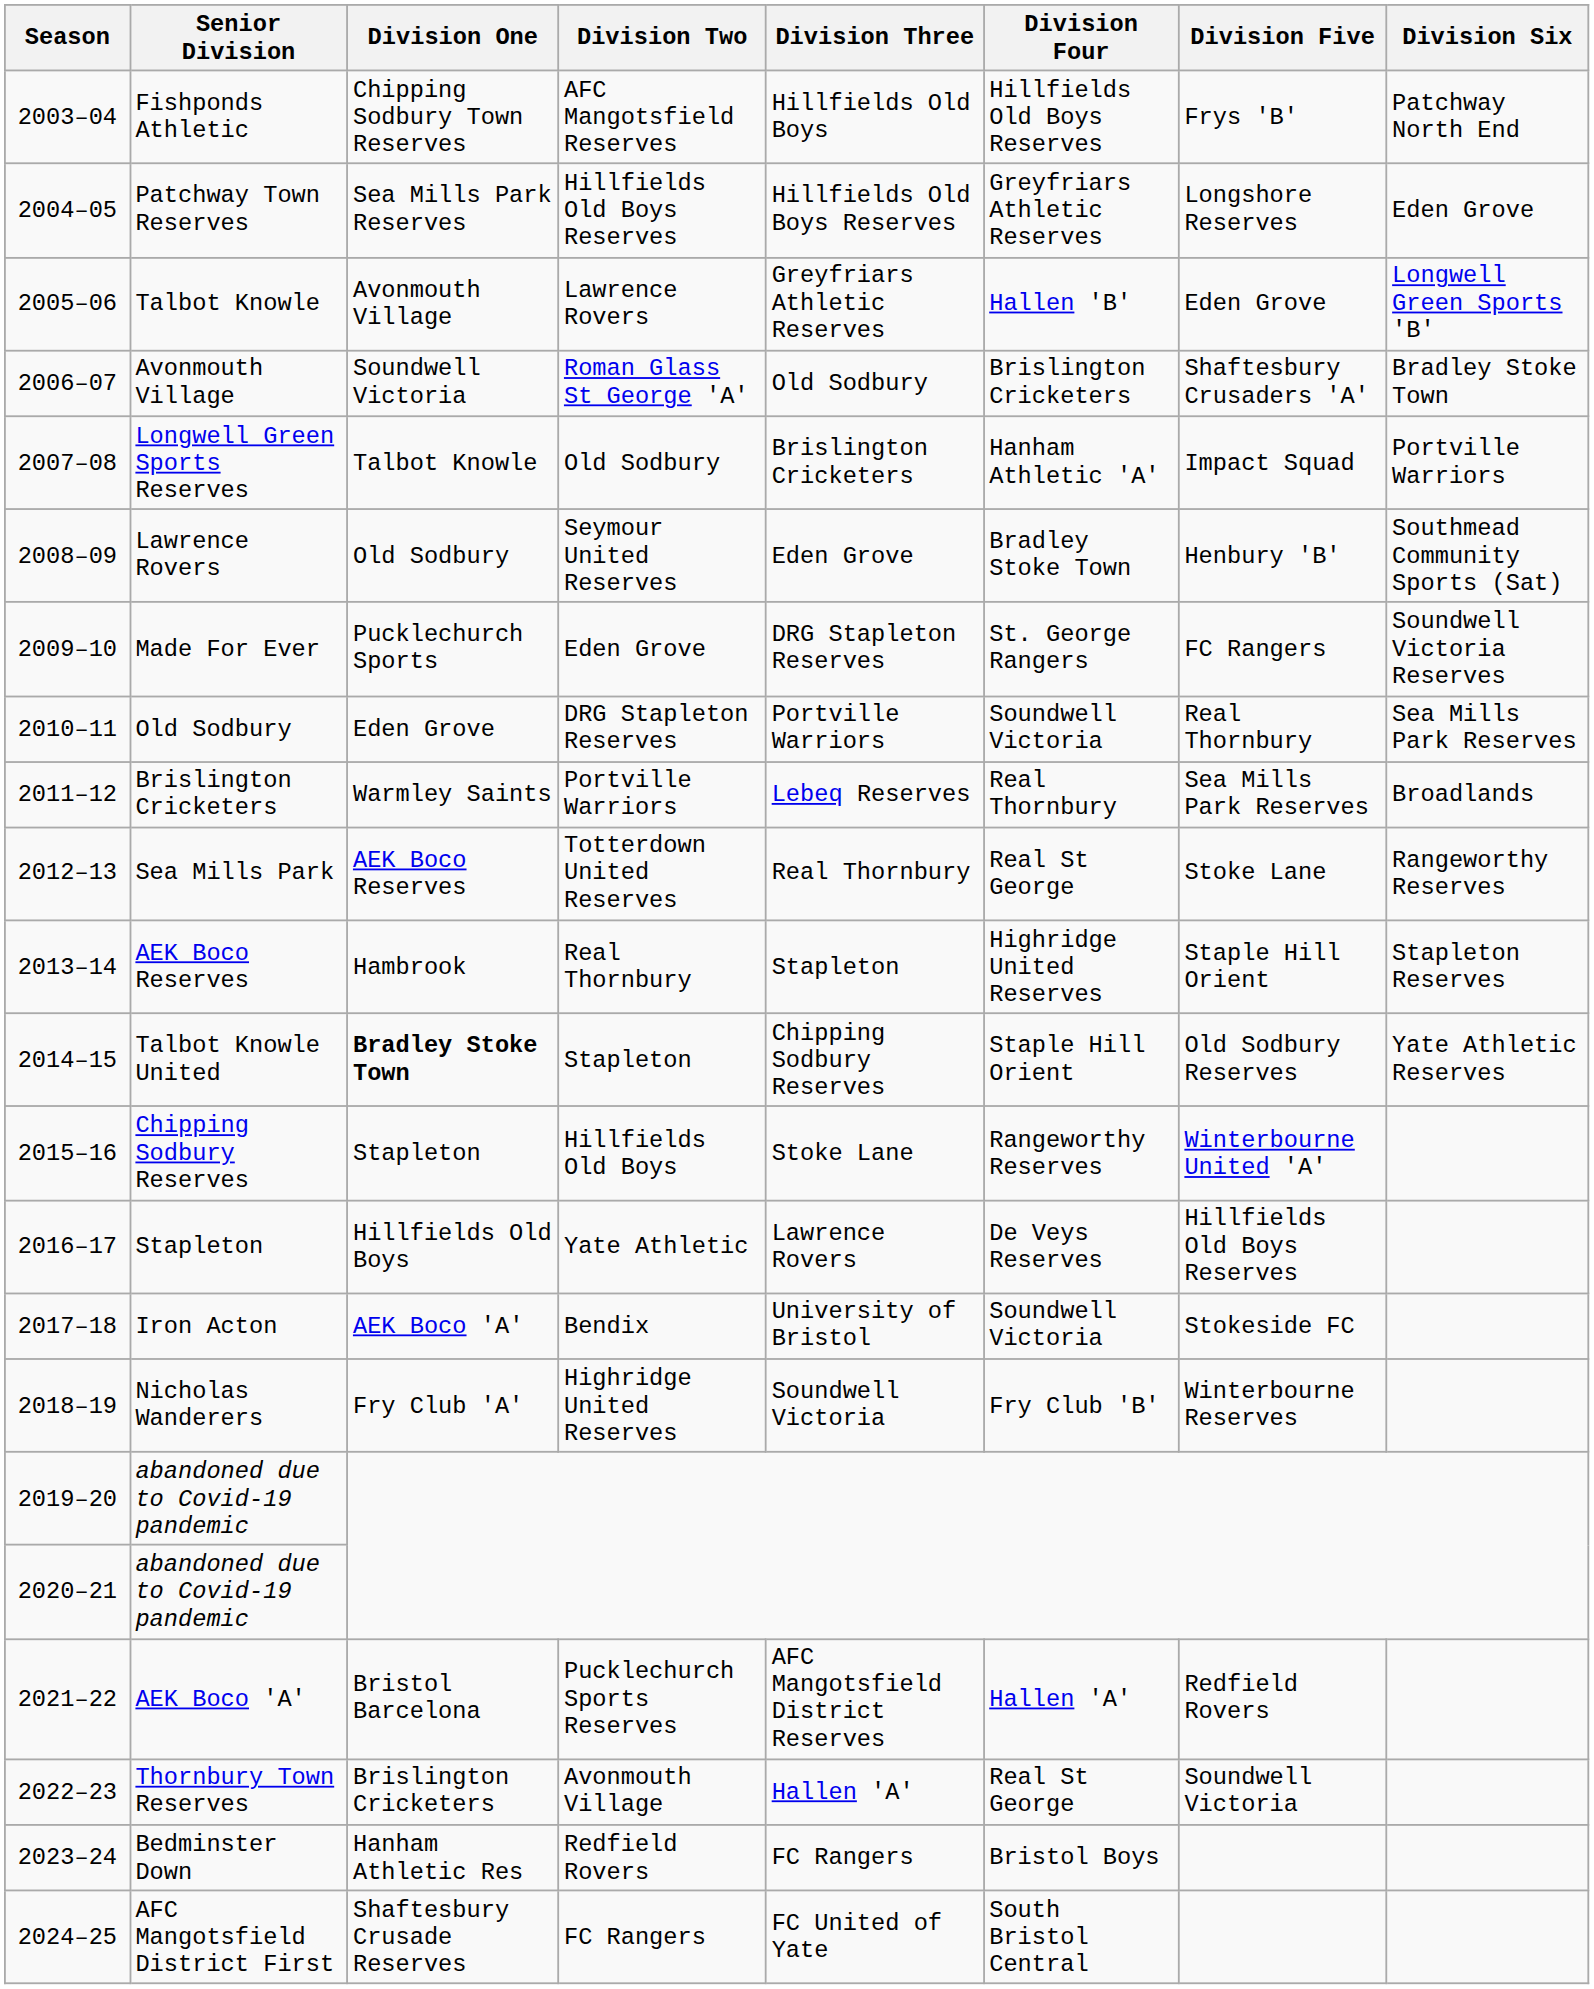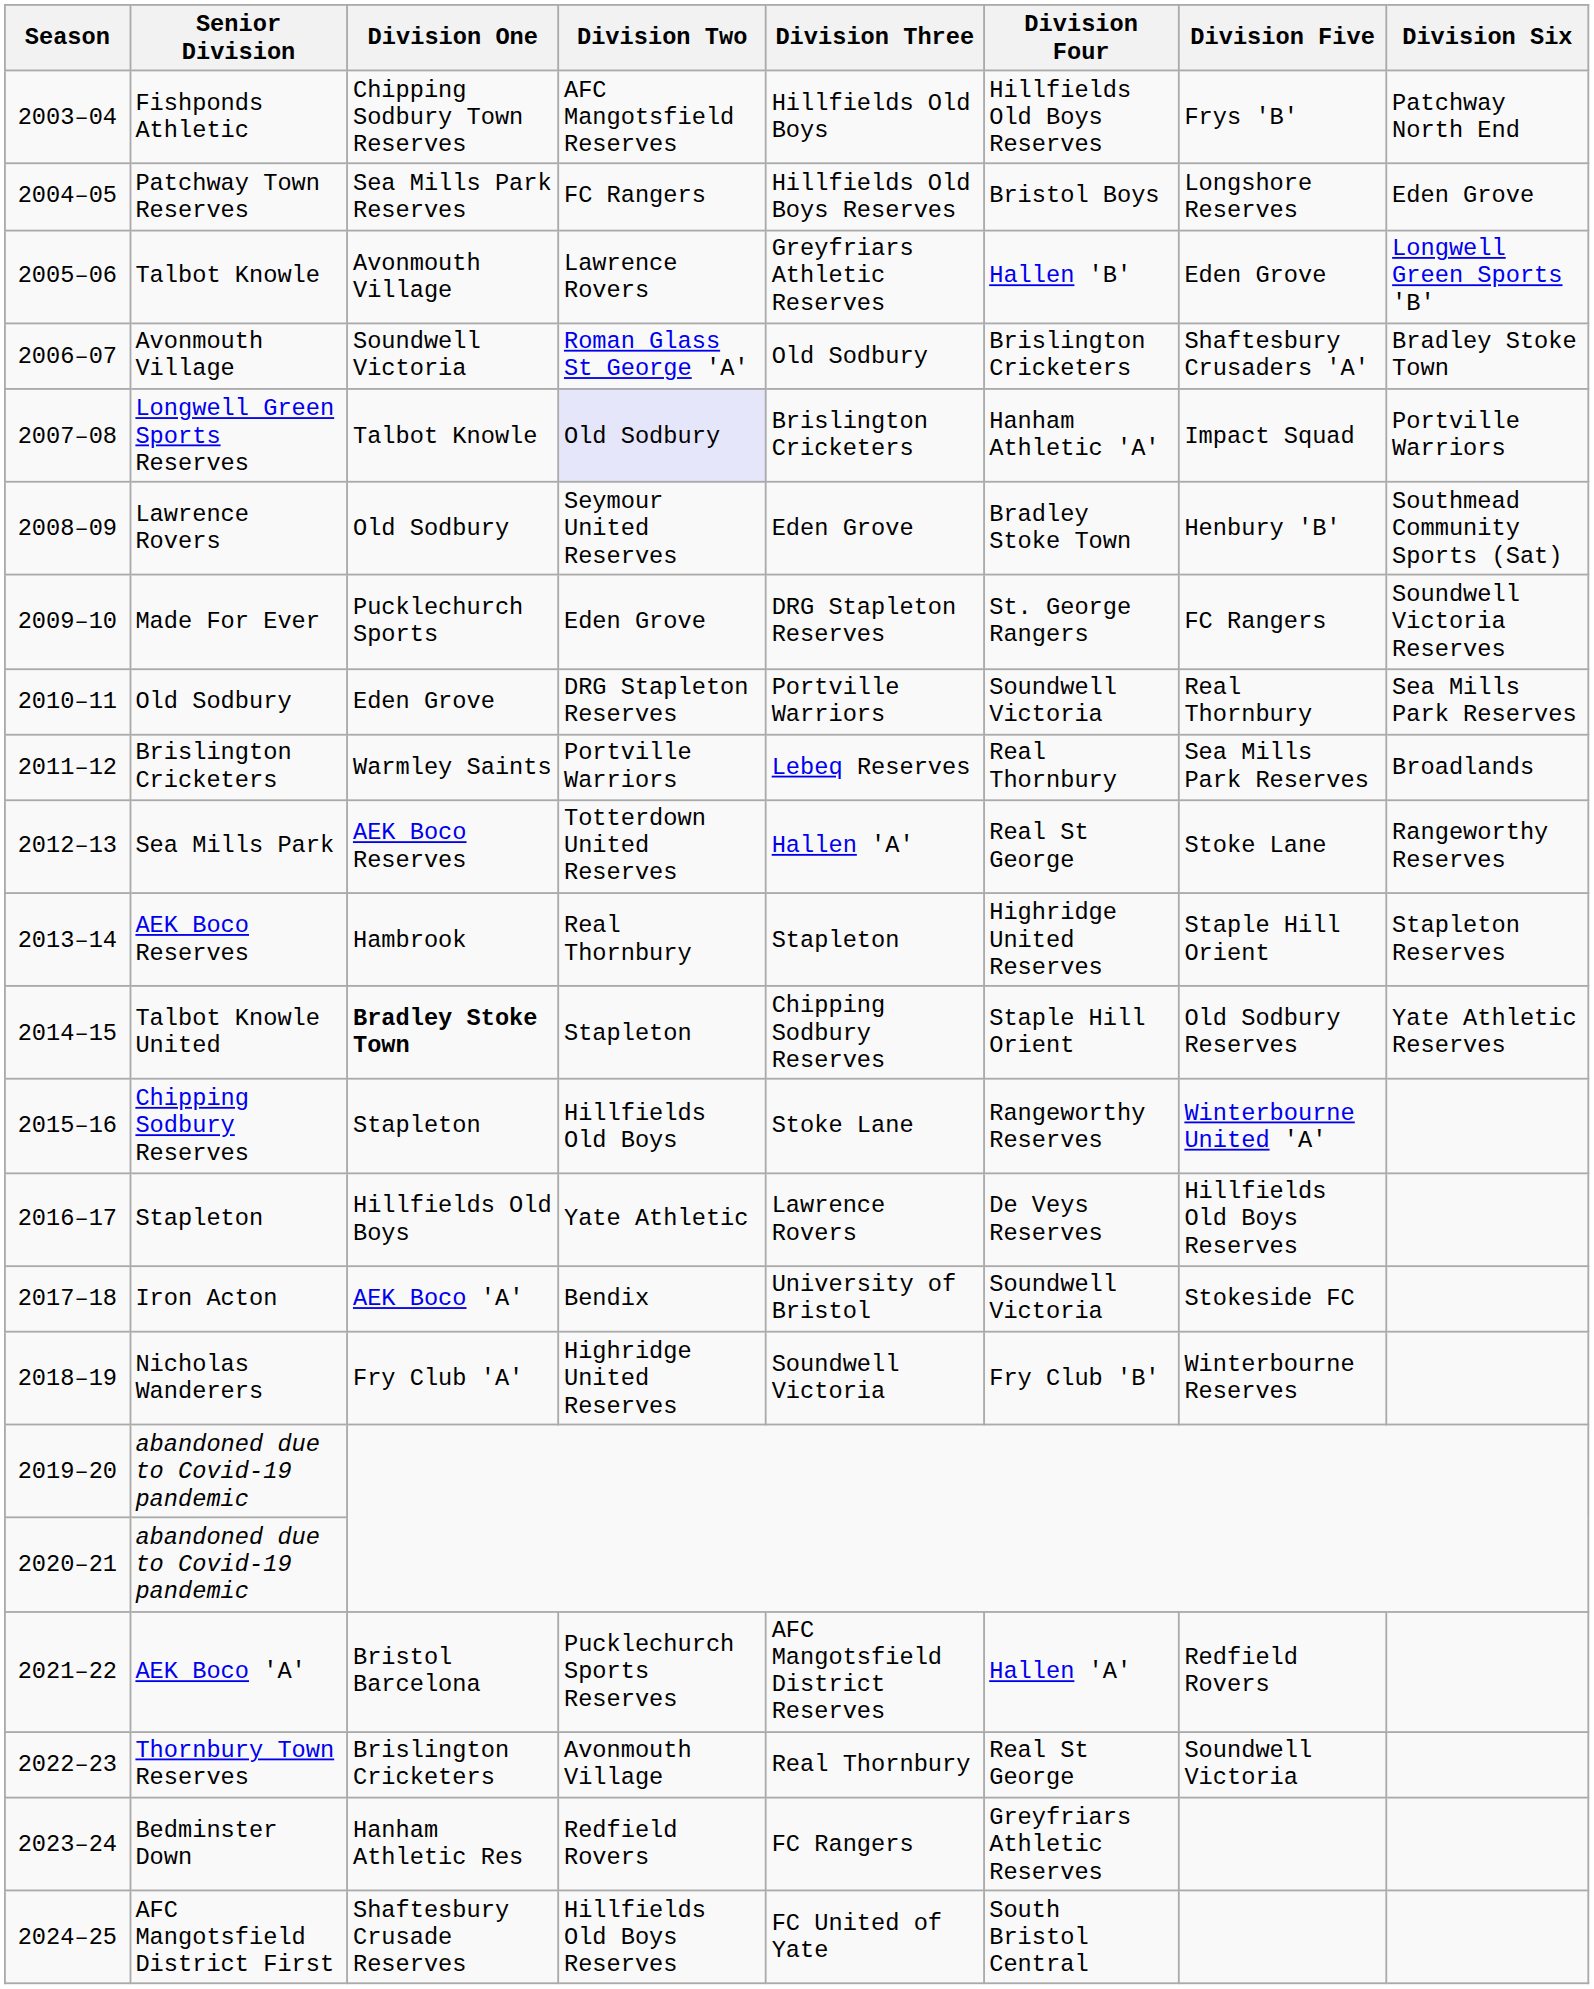(635, 211) Hillfields Old Boys Reserves -> (635, 197) FC Rangers
(1060, 211) Greyfriars Athletic Reserves -> (1074, 197) Bristol Boys
(642, 463) no background -> (642, 435) lavender background
(871, 874) Real Thornbury -> (843, 847) Hallen 'A'
(843, 1792) Hallen 'A' -> (871, 1765) Real Thornbury
(1074, 1858) Bristol Boys -> (1060, 1844) Greyfriars Athletic Reserves
(635, 1937) FC Rangers -> (635, 1937) Hillfields Old Boys Reserves
